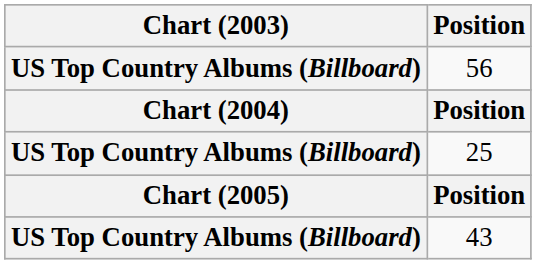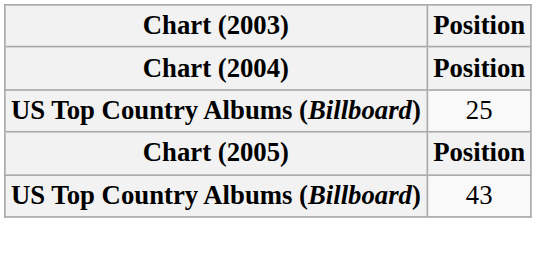- row: (479, 68)
